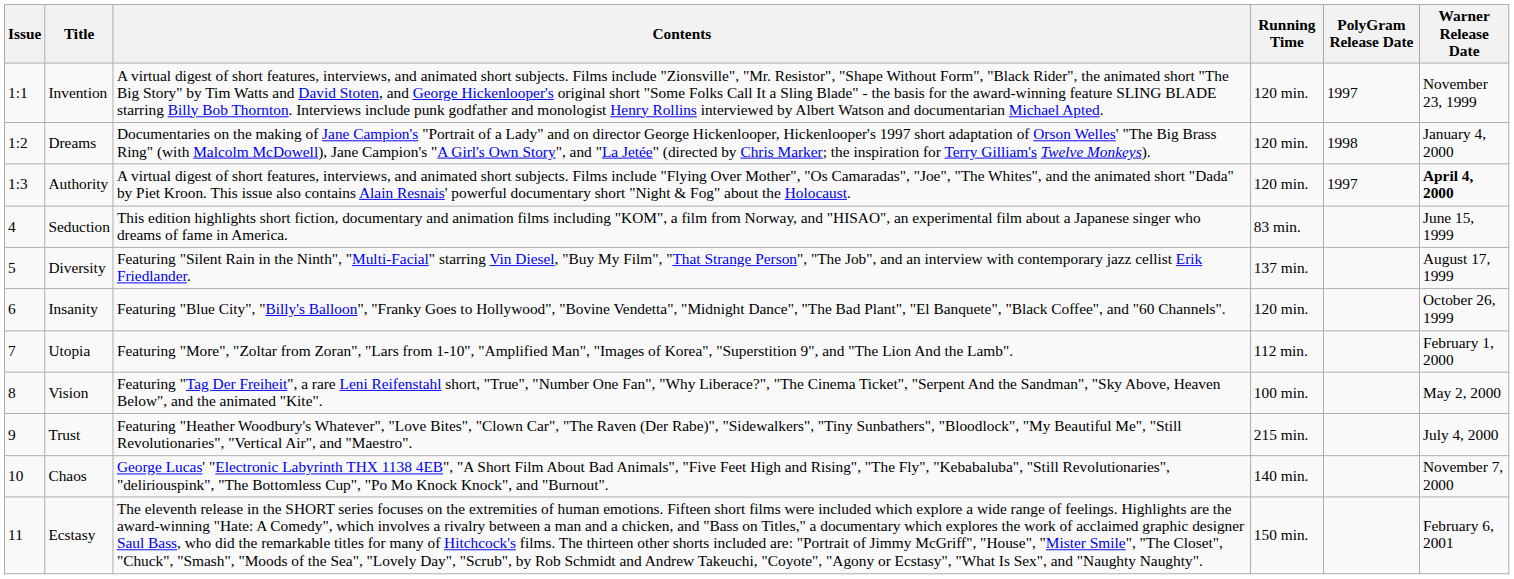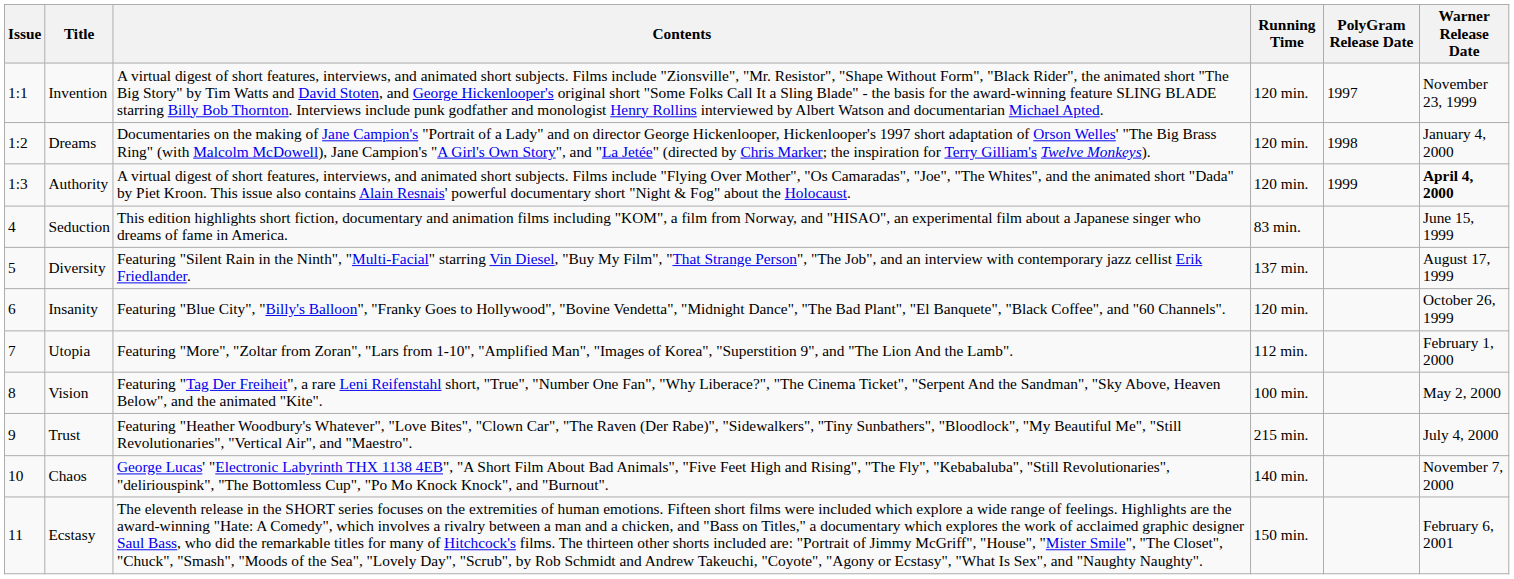(1342, 184) 1997 -> (1342, 184) 1999
